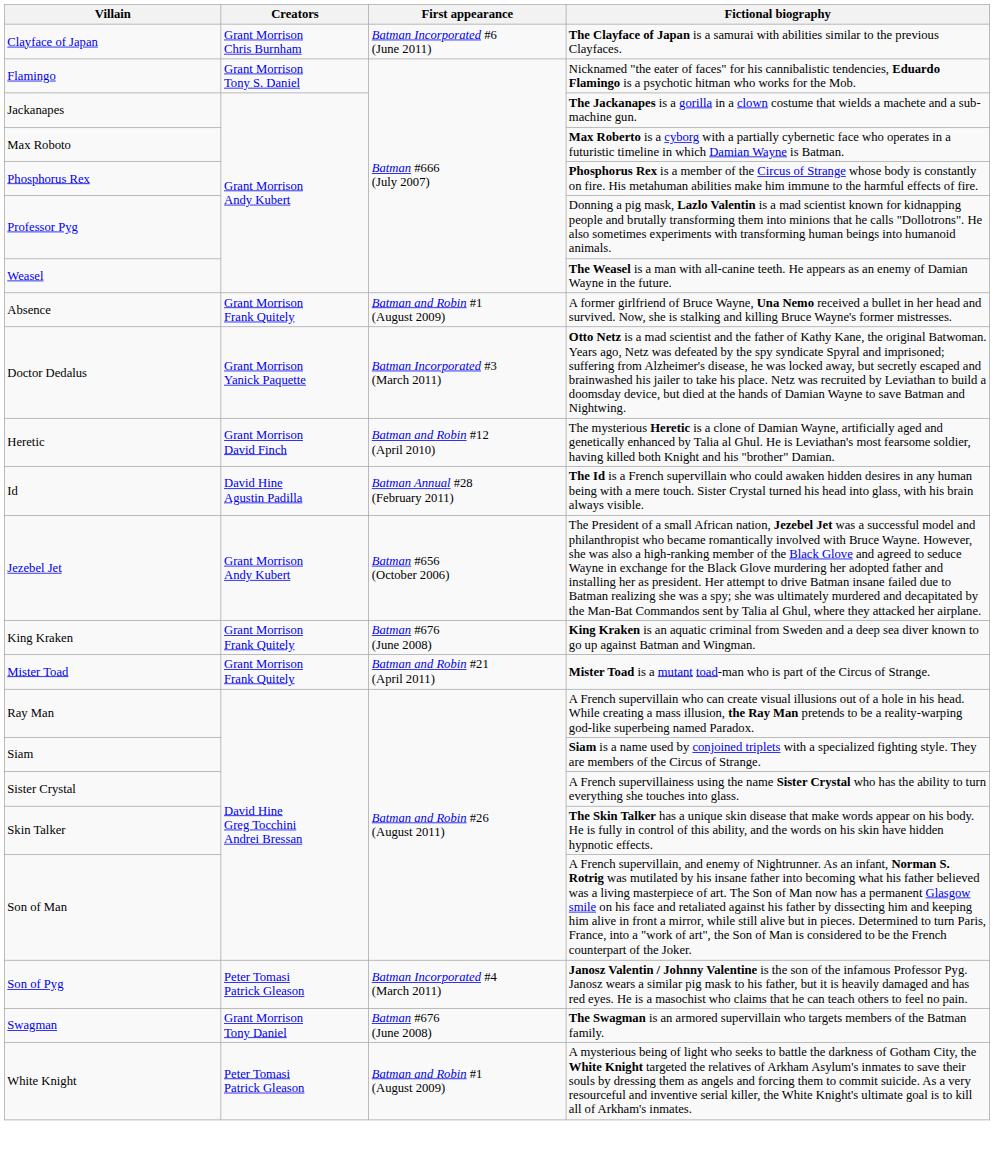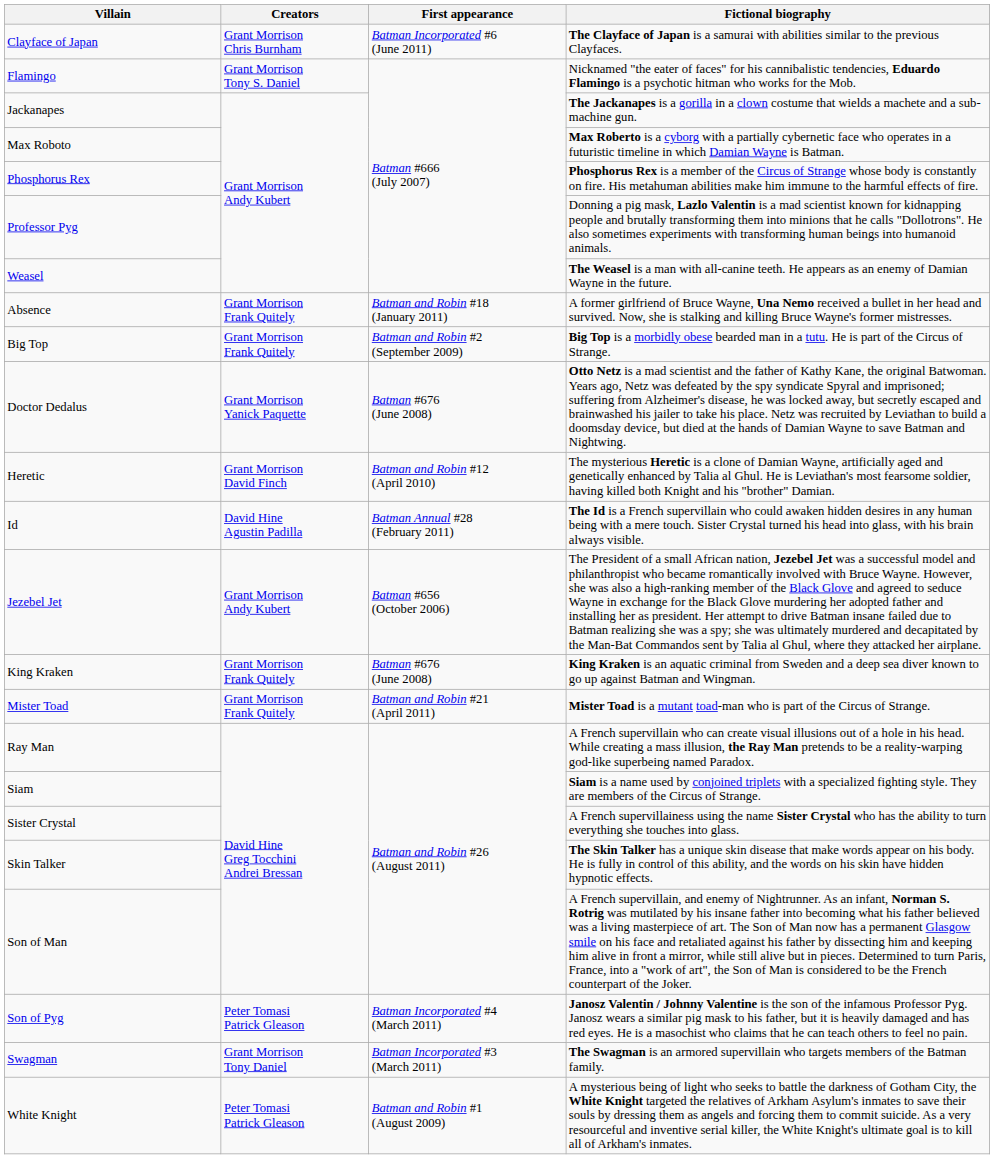(427, 309) Batman and Robin #1 (August 2009) -> (430, 309) Batman and Robin #18 (January 2011)
+ row: (28, 344)
(434, 372) Batman Incorporated #3 (March 2011) -> (406, 406) Batman #676 (June 2008)
(406, 1025) Batman #676 (June 2008) -> (434, 1059) Batman Incorporated #3 (March 2011)
